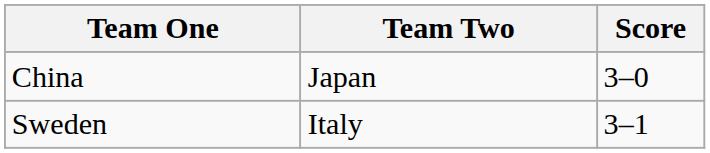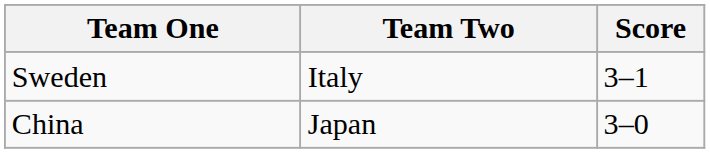rows swapped: (59, 123) <-> (48, 76)
